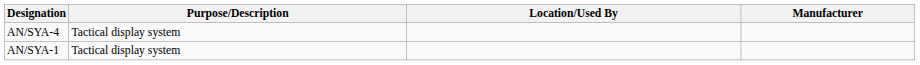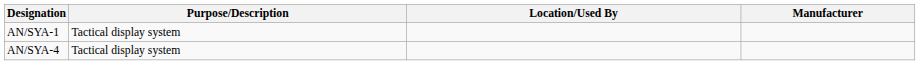rows swapped: (33, 50) <-> (33, 32)
